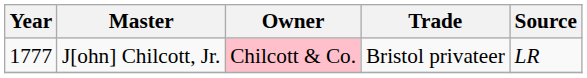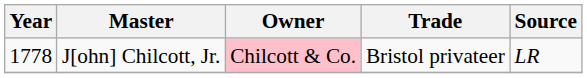(31, 55) 1777 -> (31, 55) 1778
